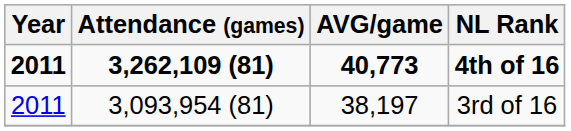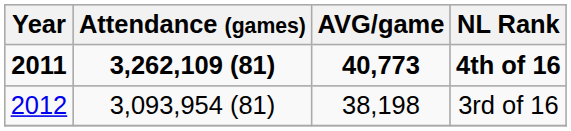(38, 105) 2011 -> (39, 105) 2012
(380, 105) 38,197 -> (381, 105) 38,198
